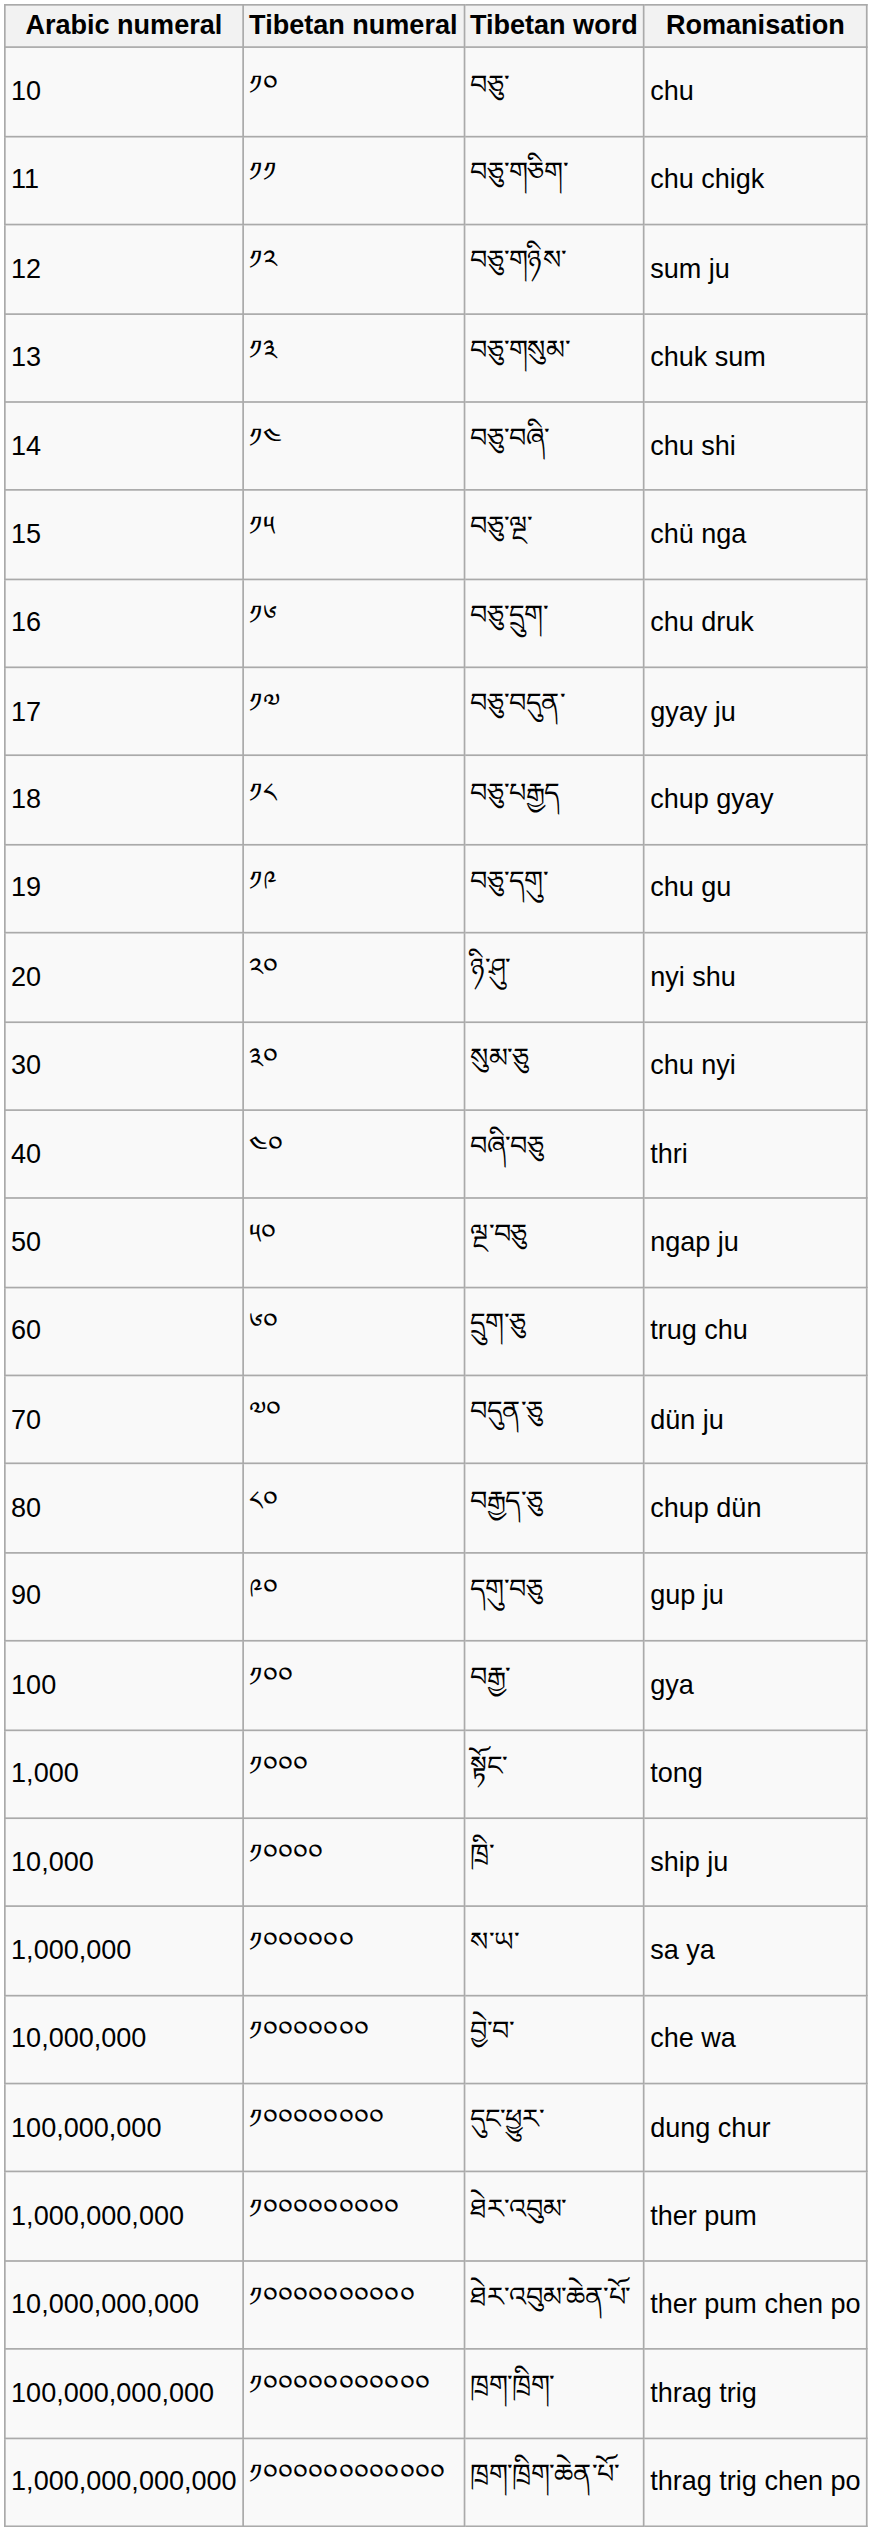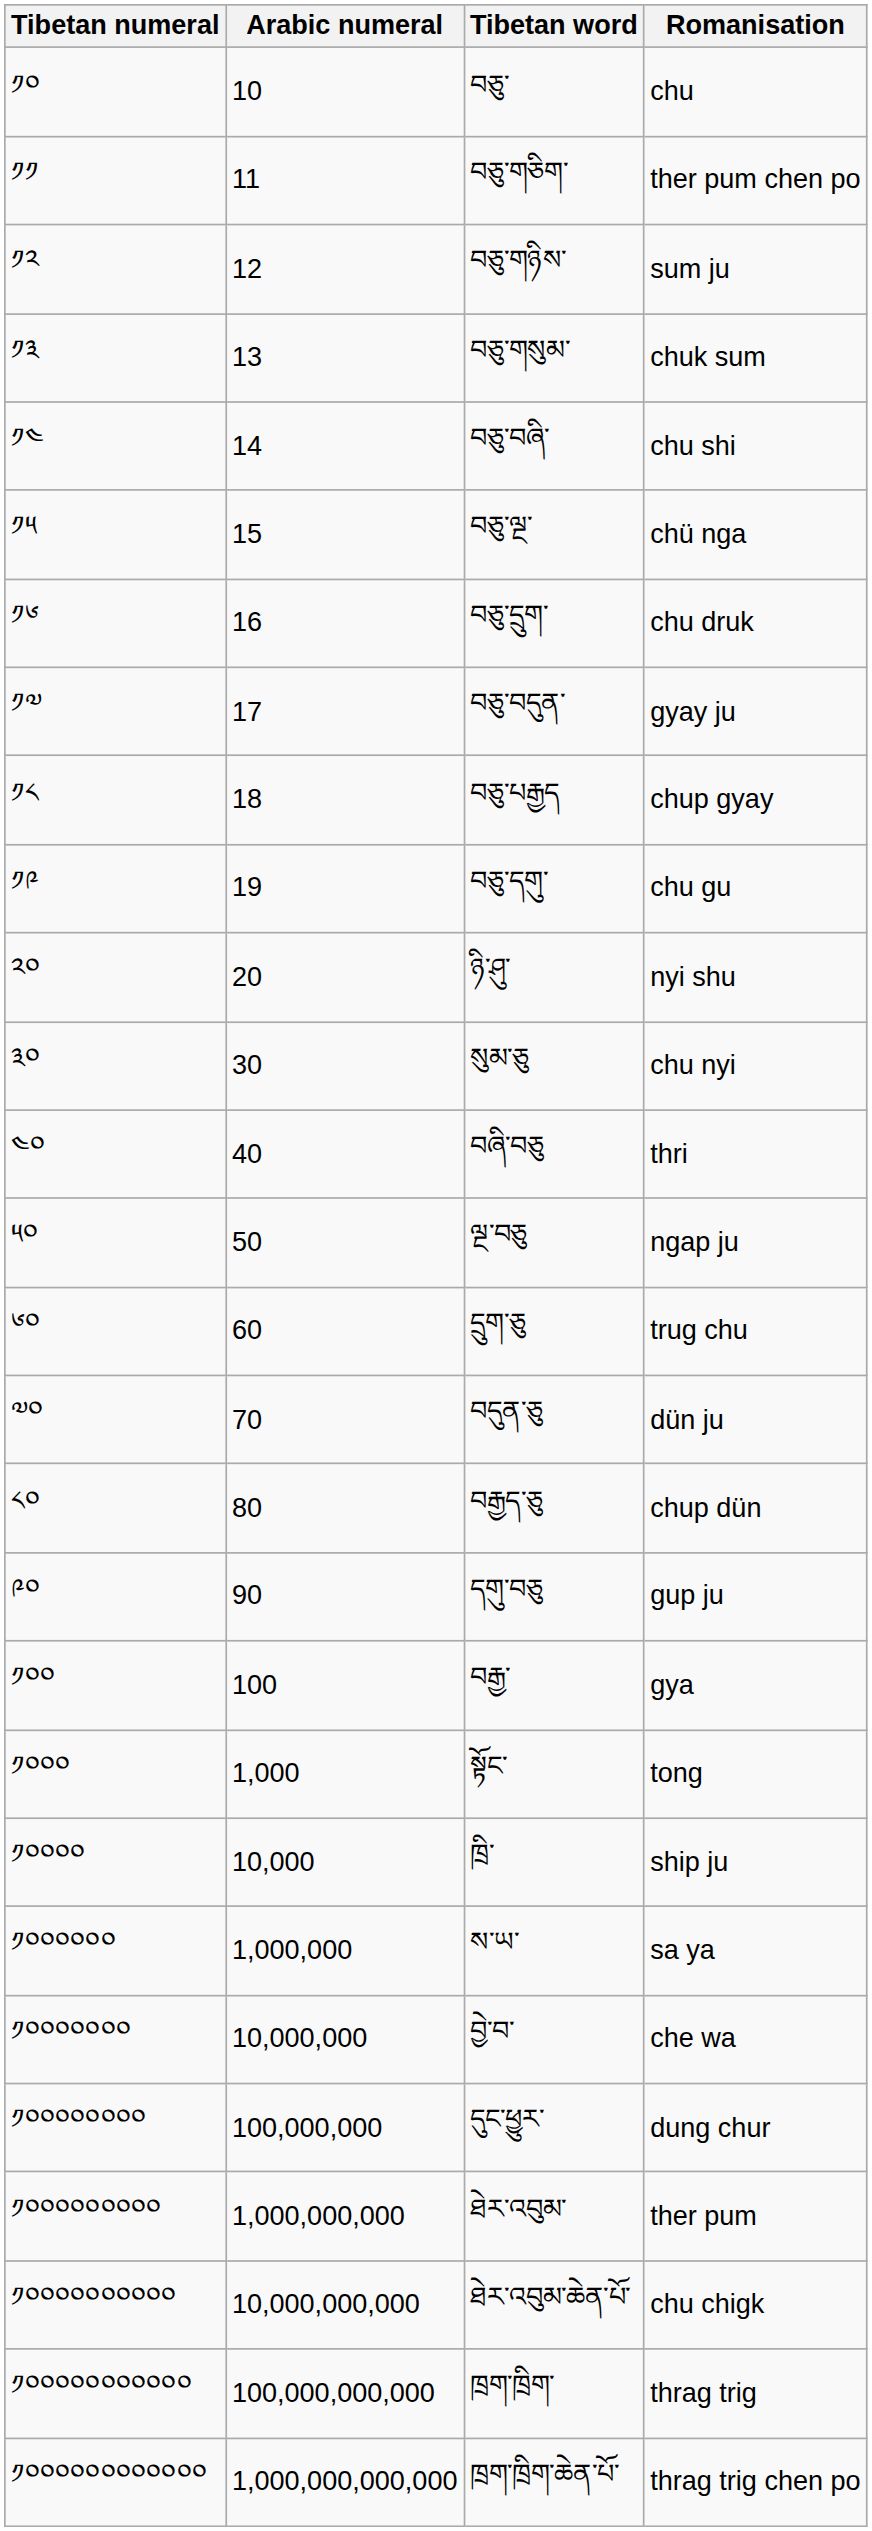columns swapped: (124, 25) <-> (353, 25)
(707, 180) chu chigk -> (755, 180) ther pum chen po
(755, 2304) ther pum chen po -> (707, 2304) chu chigk
